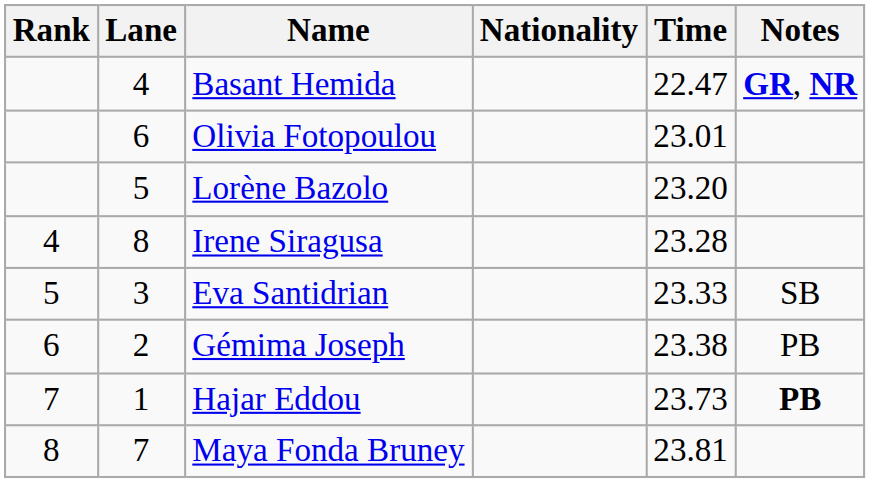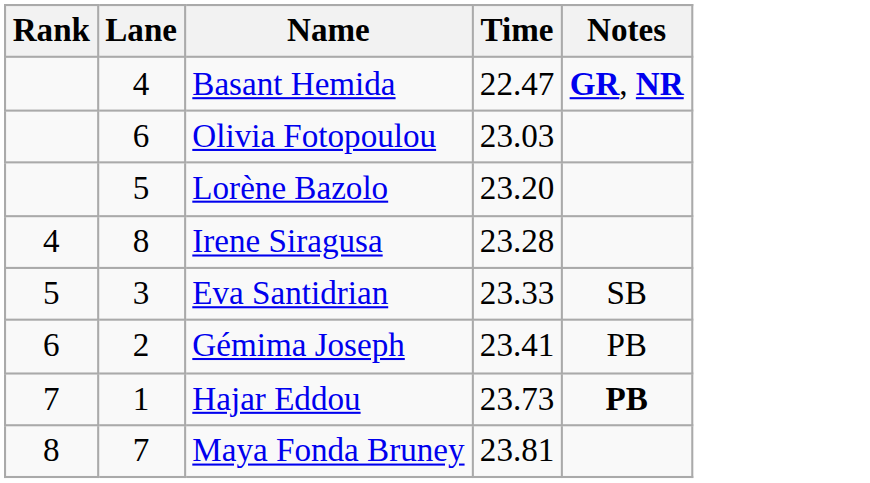- column: (559, 30)
(691, 135) 23.01 -> (517, 135) 23.03
(691, 345) 23.38 -> (517, 345) 23.41
